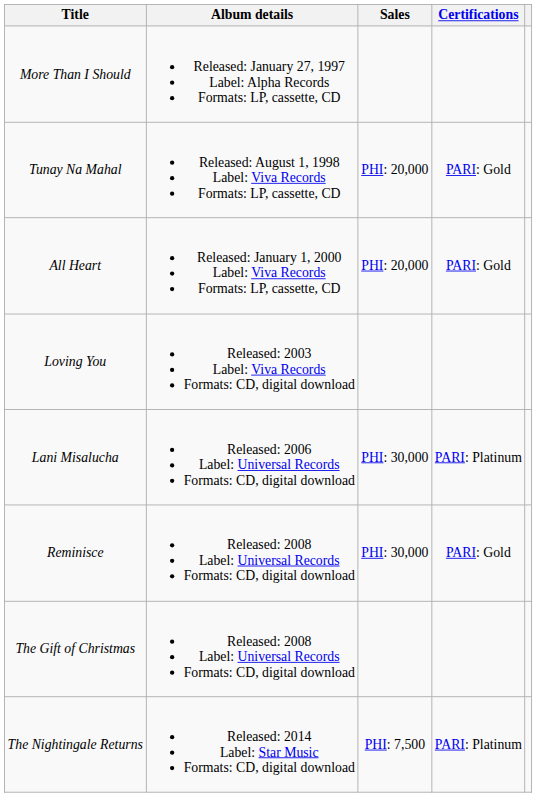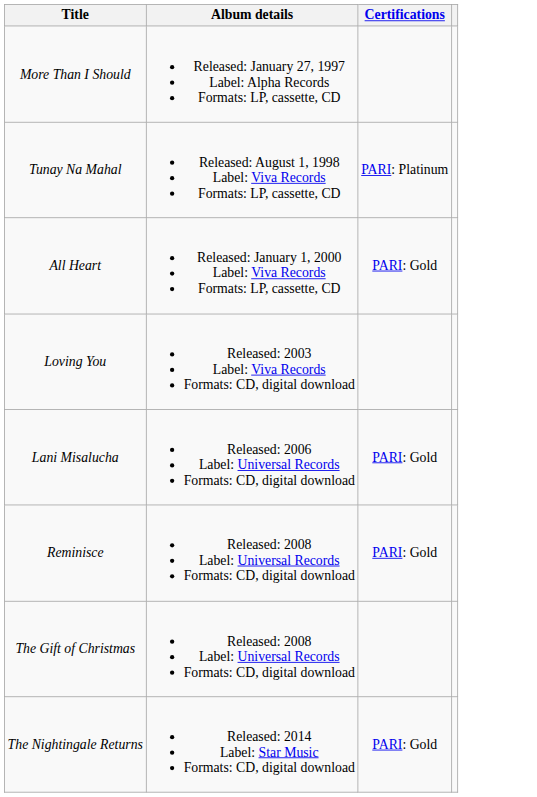- column: (395, 15)
(478, 169) PARI: Gold -> (405, 169) PARI: Platinum
(478, 457) PARI: Platinum -> (405, 457) PARI: Gold
(478, 744) PARI: Platinum -> (405, 744) PARI: Gold
